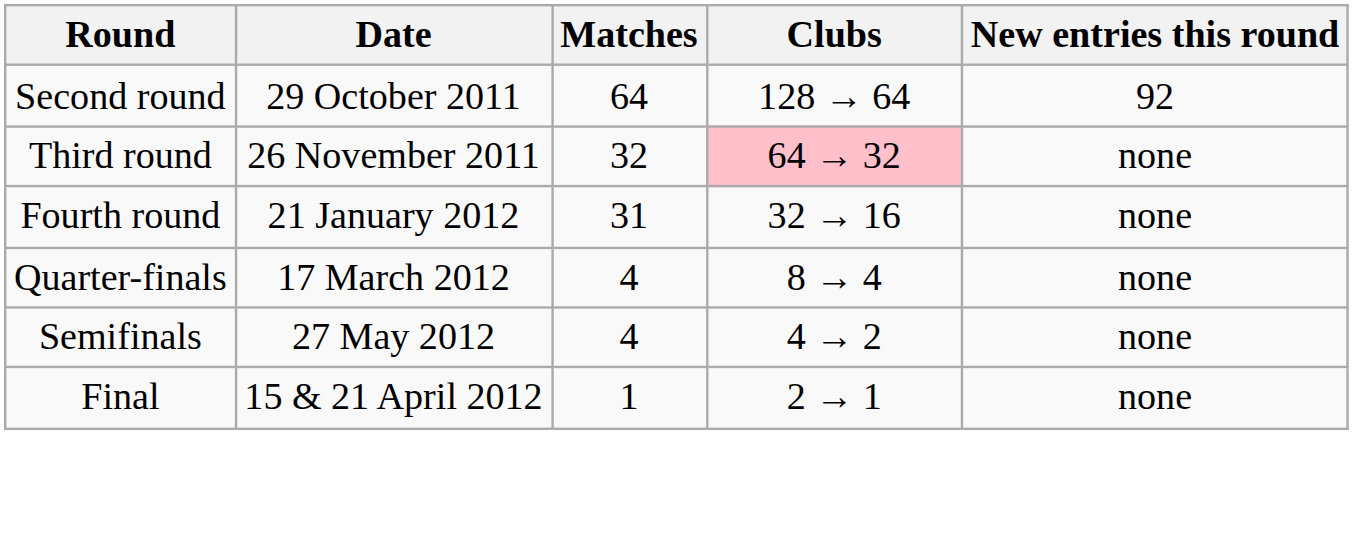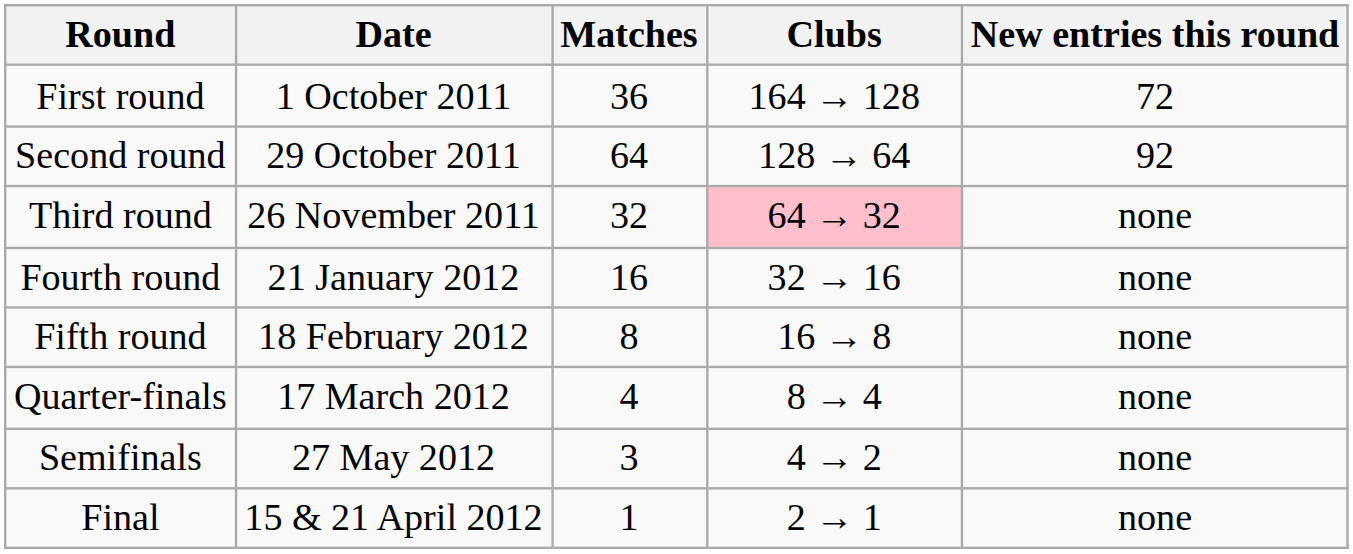+ row: (120, 95)
(629, 215) 31 -> (629, 276) 16
+ row: (120, 336)
(629, 336) 4 -> (629, 457) 3
